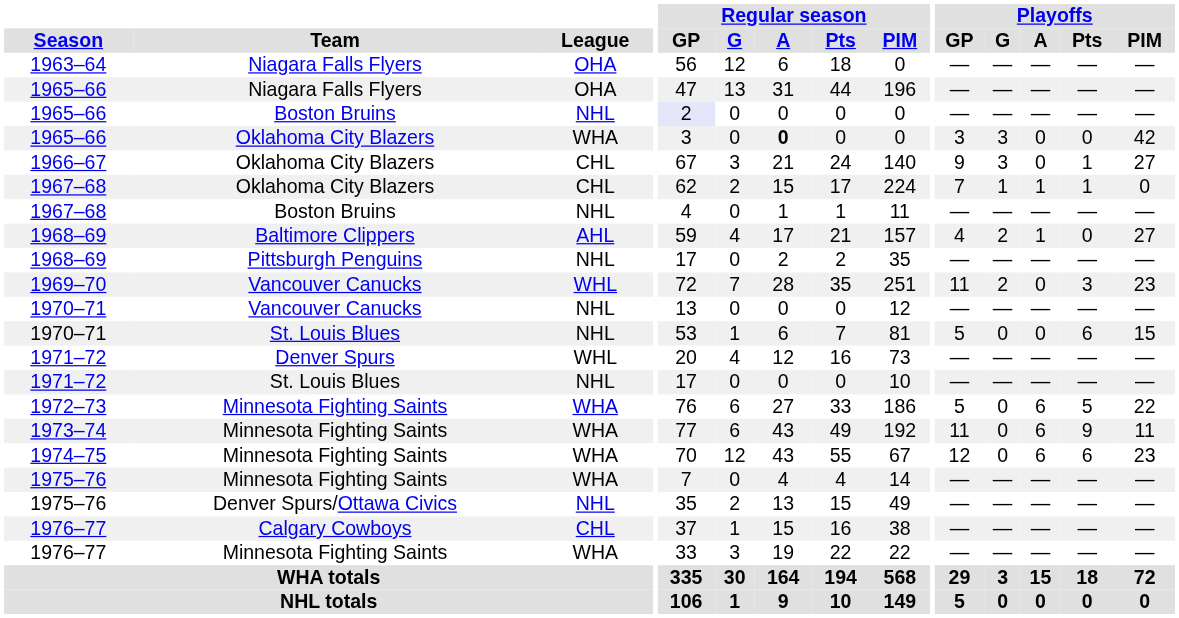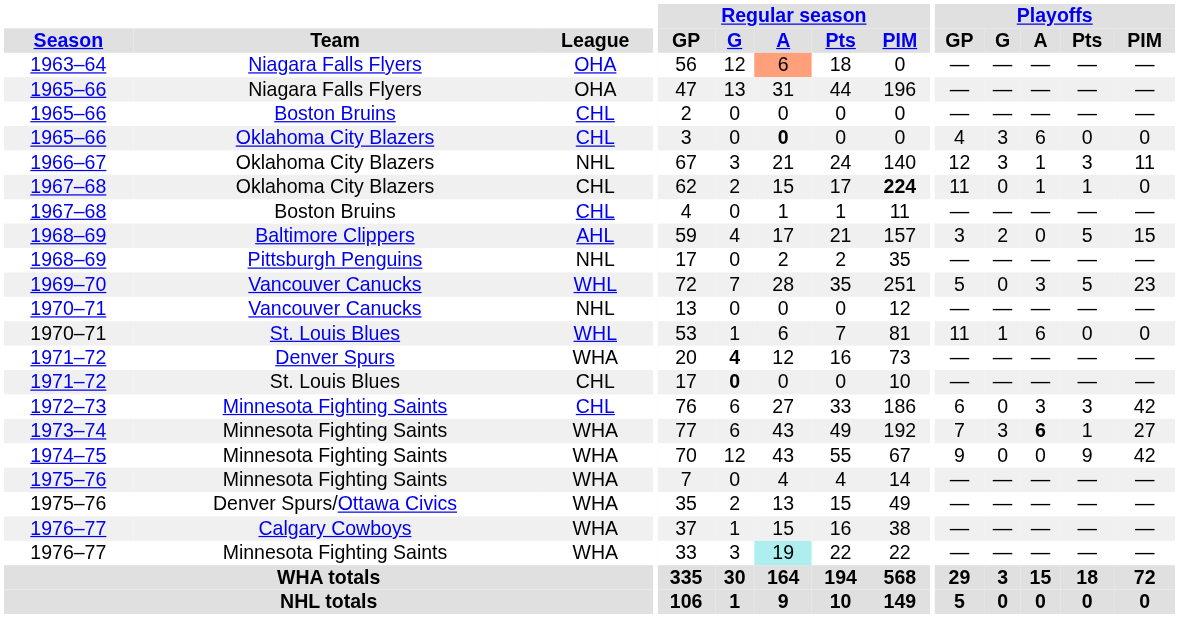(783, 64) no background -> (783, 64) lightsalmon background
(595, 113) NHL -> (595, 113) CHL
(686, 113) lavender background -> (686, 113) no background
(595, 138) WHA -> (595, 138) CHL
(959, 138) 3 -> (959, 138) 4
(1040, 138) 0 -> (1040, 138) 6
(1145, 138) 42 -> (1145, 138) 0
(595, 162) CHL -> (595, 162) NHL
(959, 162) 9 -> (959, 162) 12
(1040, 162) 0 -> (1040, 162) 1
(1087, 162) 1 -> (1087, 162) 3
(1145, 162) 27 -> (1145, 162) 11
(900, 186) normal -> (900, 186) bold
(959, 186) 7 -> (959, 186) 11
(1003, 186) 1 -> (1003, 186) 0
(595, 211) NHL -> (595, 211) CHL
(959, 235) 4 -> (959, 235) 3
(1040, 235) 1 -> (1040, 235) 0
(1087, 235) 0 -> (1087, 235) 5
(1145, 235) 27 -> (1145, 235) 15
(959, 284) 11 -> (959, 284) 5
(1003, 284) 2 -> (1003, 284) 0
(1040, 284) 0 -> (1040, 284) 3
(1087, 284) 3 -> (1087, 284) 5
(595, 333) NHL -> (595, 333) WHL
(959, 333) 5 -> (959, 333) 11
(1003, 333) 0 -> (1003, 333) 1
(1040, 333) 0 -> (1040, 333) 6
(1087, 333) 6 -> (1087, 333) 0
(1145, 333) 15 -> (1145, 333) 0
(595, 357) WHL -> (595, 357) WHA
(735, 357) normal -> (735, 357) bold
(595, 382) NHL -> (595, 382) CHL
(735, 382) normal -> (735, 382) bold
(595, 406) WHA -> (595, 406) CHL
(959, 406) 5 -> (959, 406) 6
(1040, 406) 6 -> (1040, 406) 3
(1087, 406) 5 -> (1087, 406) 3
(1145, 406) 22 -> (1145, 406) 42
(959, 430) 11 -> (959, 430) 7
(1003, 430) 0 -> (1003, 430) 3
(1040, 430) normal -> (1040, 430) bold
(1087, 430) 9 -> (1087, 430) 1
(1145, 430) 11 -> (1145, 430) 27
(959, 455) 12 -> (959, 455) 9
(1040, 455) 6 -> (1040, 455) 0
(1087, 455) 6 -> (1087, 455) 9
(1145, 455) 23 -> (1145, 455) 42
(595, 504) NHL -> (595, 504) WHA
(595, 528) CHL -> (595, 528) WHA
(783, 552) no background -> (783, 552) paleturquoise background
